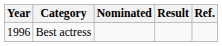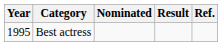(19, 32) 1996 -> (19, 32) 1995
